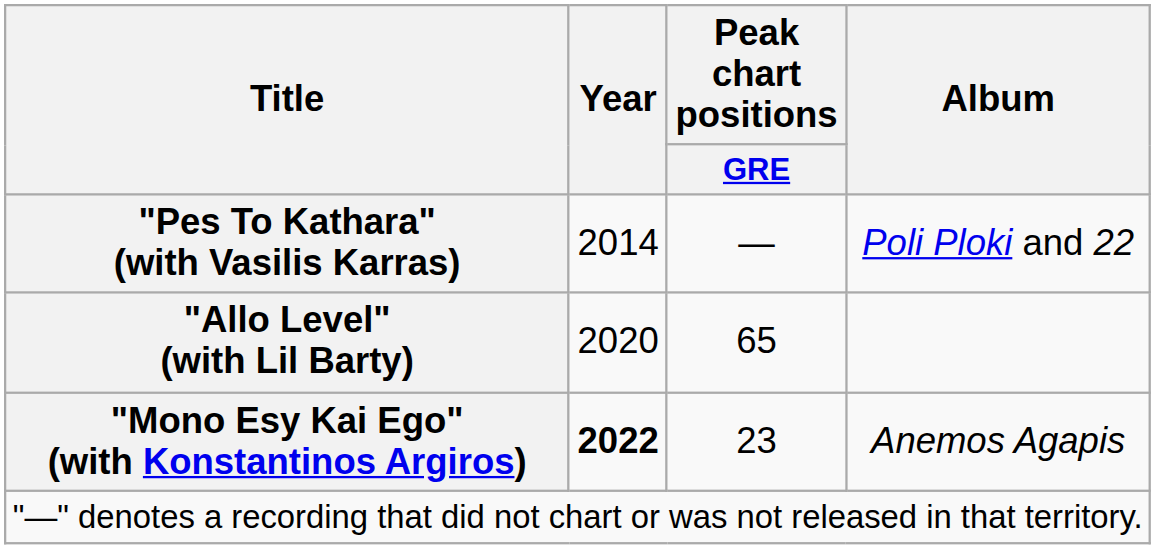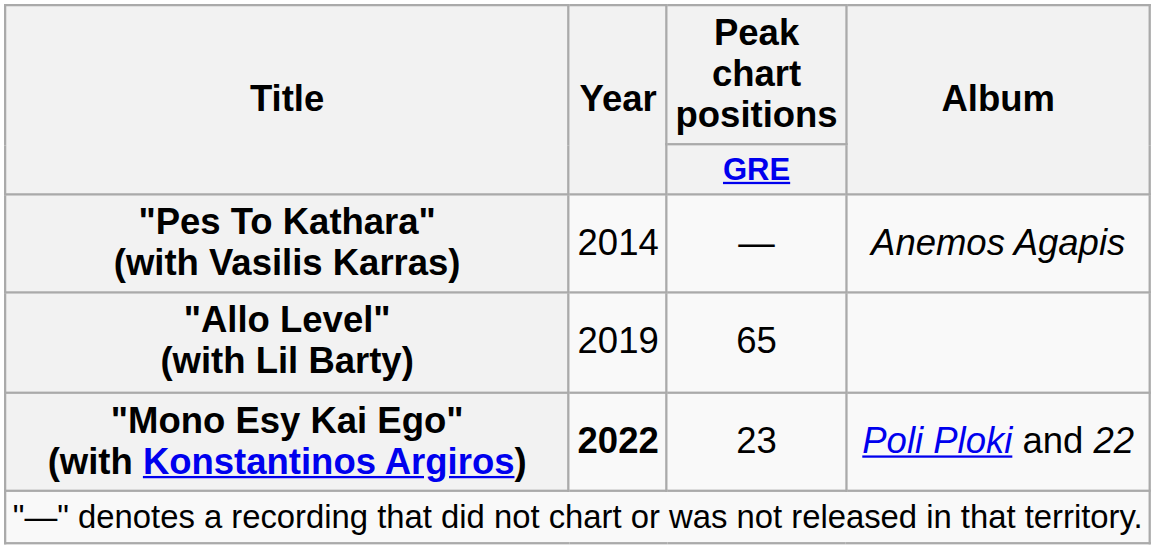(998, 242) Poli Ploki and 22 -> (998, 242) Anemos Agapis
(618, 341) 2020 -> (618, 341) 2019
(998, 440) Anemos Agapis -> (998, 440) Poli Ploki and 22
